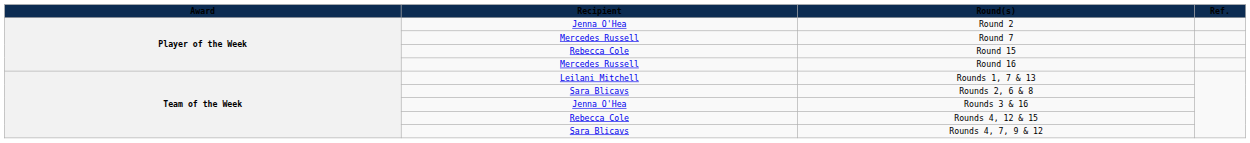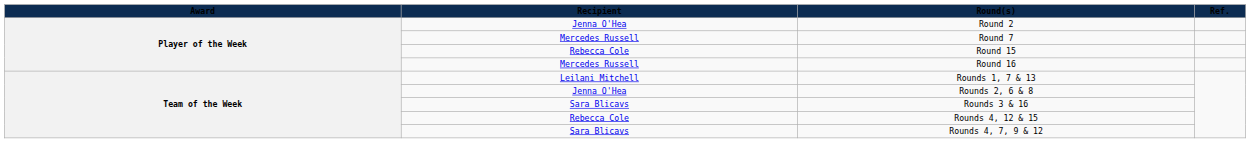(599, 91) Sara Blicavs -> (599, 91) Jenna O'Hea
(599, 104) Jenna O'Hea -> (599, 104) Sara Blicavs
